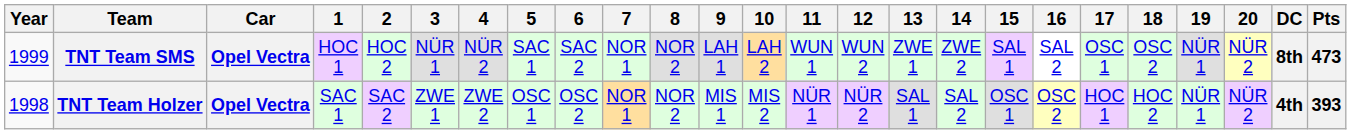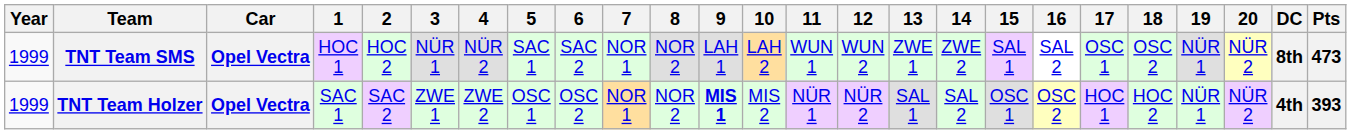(29, 105) 1998 -> (29, 105) 1999
(721, 105) normal -> (721, 105) bold
